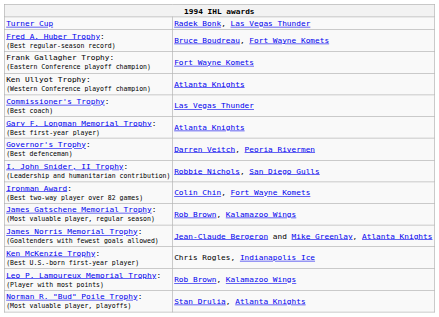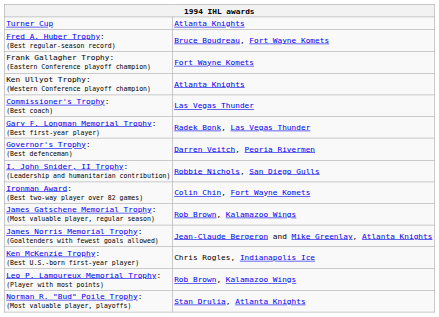(242, 23) Radek Bonk, Las Vegas Thunder -> (209, 23) Atlanta Knights
(209, 127) Atlanta Knights -> (242, 127) Radek Bonk, Las Vegas Thunder
